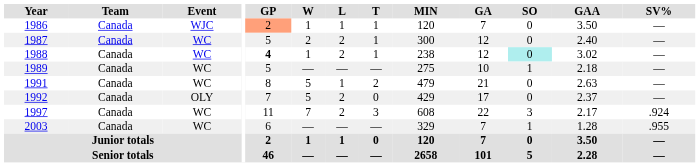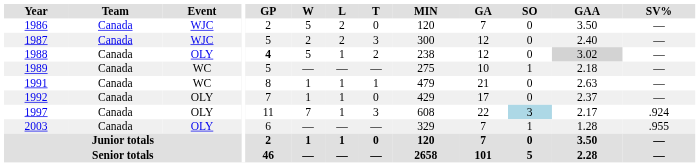(268, 25) lightsalmon background -> (268, 25) no background
(308, 25) 1 -> (308, 25) 5
(342, 25) 1 -> (342, 25) 2
(376, 25) 1 -> (376, 25) 0
(202, 40) WC -> (202, 40) WJC
(376, 40) 1 -> (376, 40) 3
(202, 54) WC -> (202, 54) OLY
(308, 54) 1 -> (308, 54) 5
(342, 54) 2 -> (342, 54) 1
(376, 54) 1 -> (376, 54) 2
(530, 54) paleturquoise background -> (530, 54) no background
(587, 54) no background -> (587, 54) lightgrey background
(308, 83) 5 -> (308, 83) 1
(376, 83) 2 -> (376, 83) 1
(308, 97) 5 -> (308, 97) 1
(342, 97) 2 -> (342, 97) 1
(202, 112) WC -> (202, 112) OLY
(342, 112) 2 -> (342, 112) 1
(530, 112) no background -> (530, 112) lightblue background
(202, 126) WC -> (202, 126) OLY
